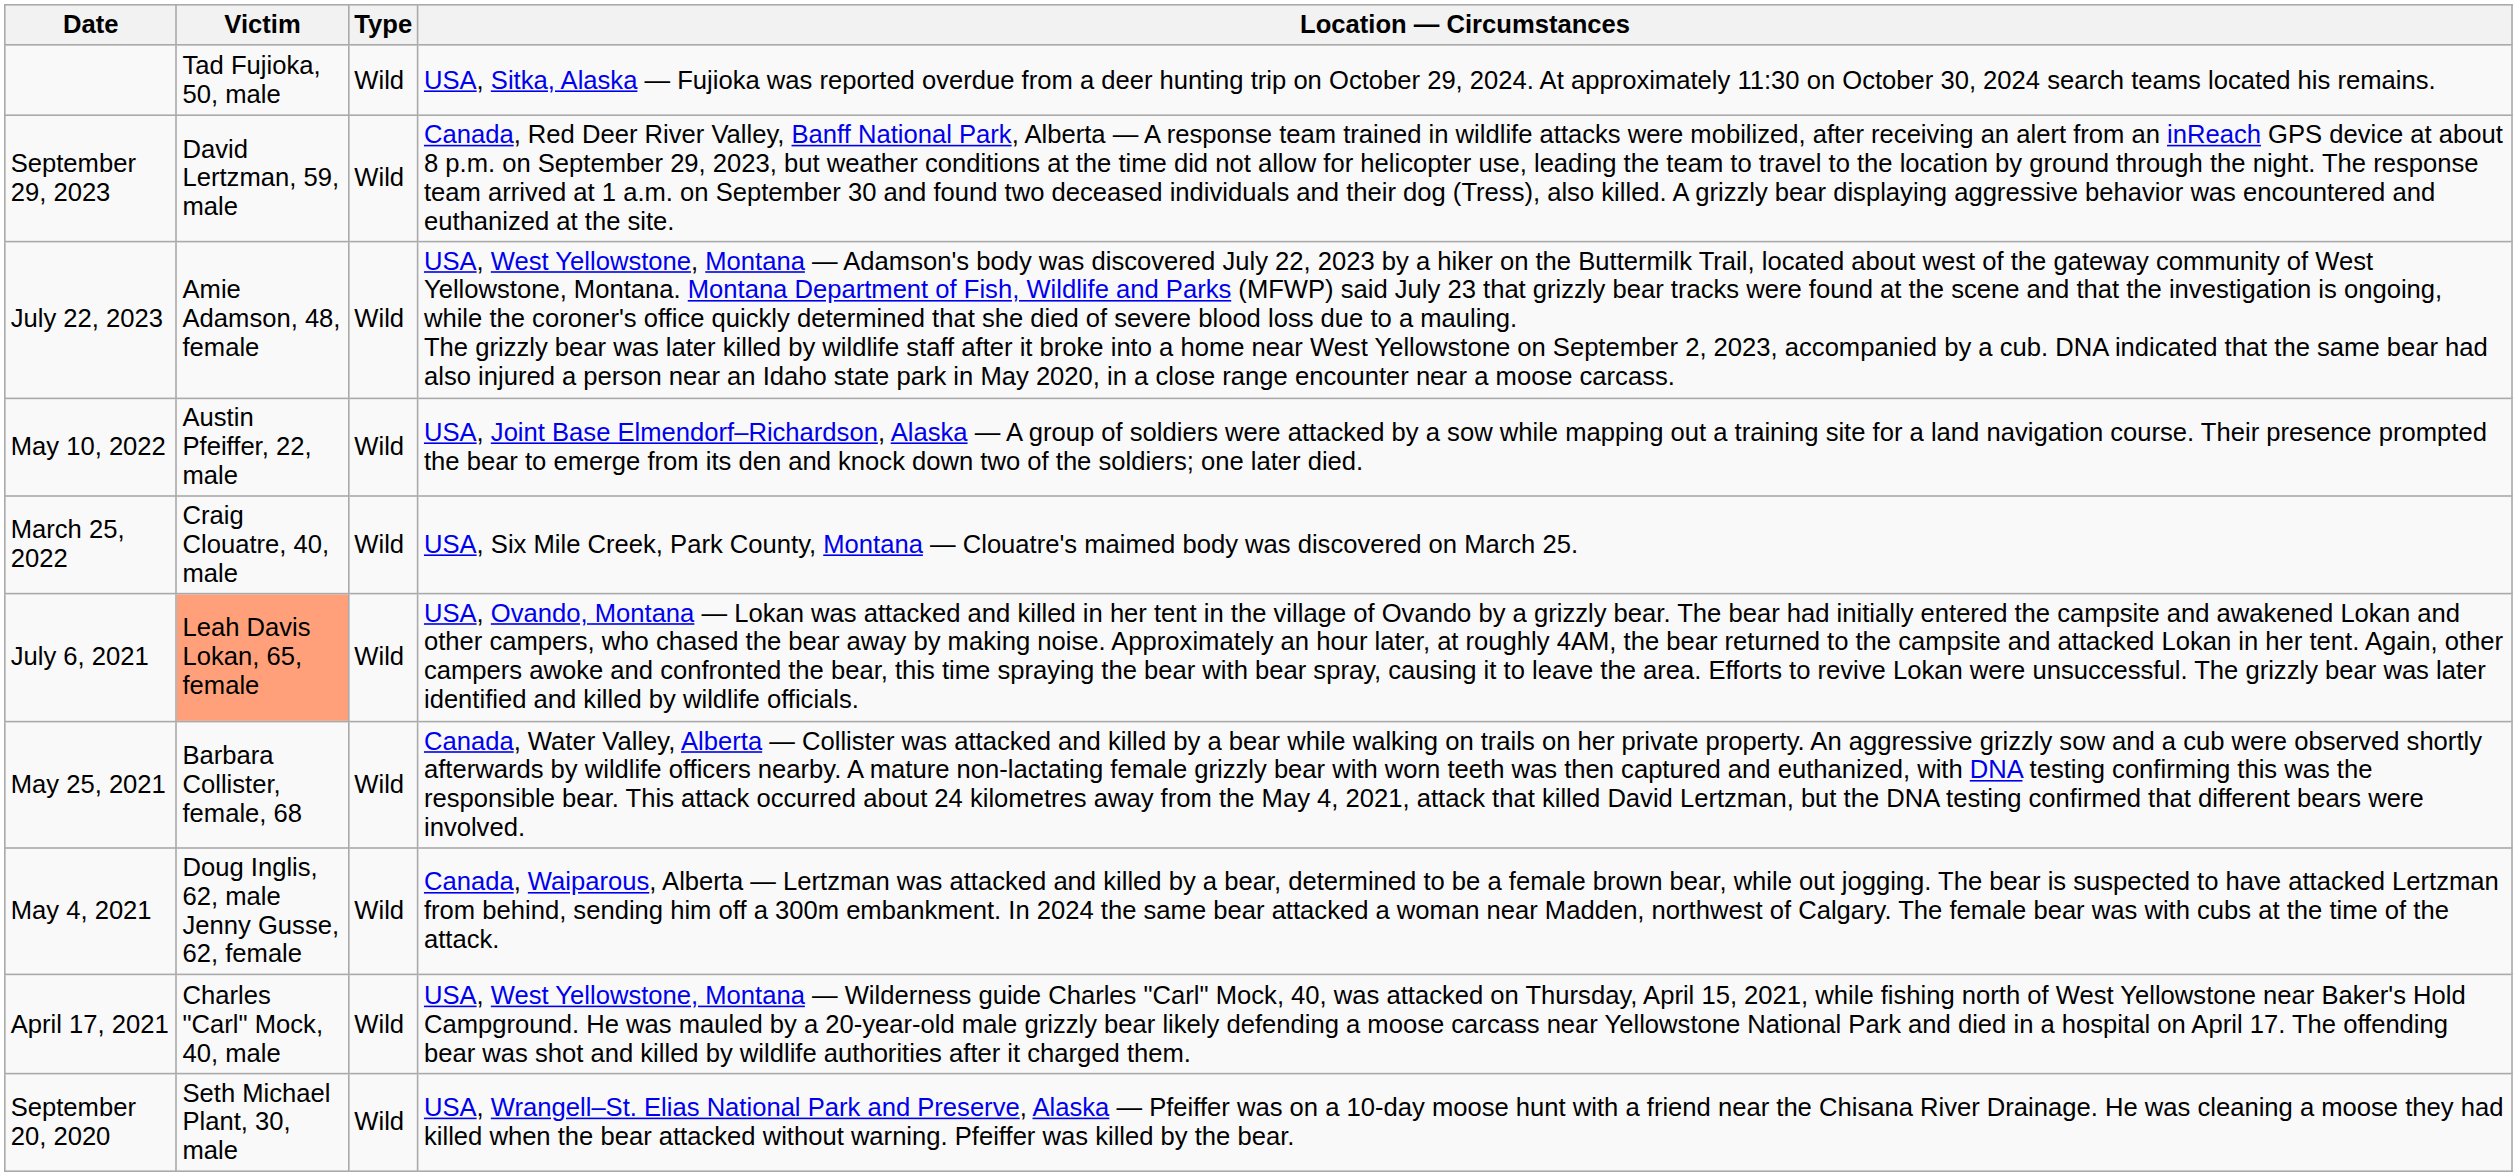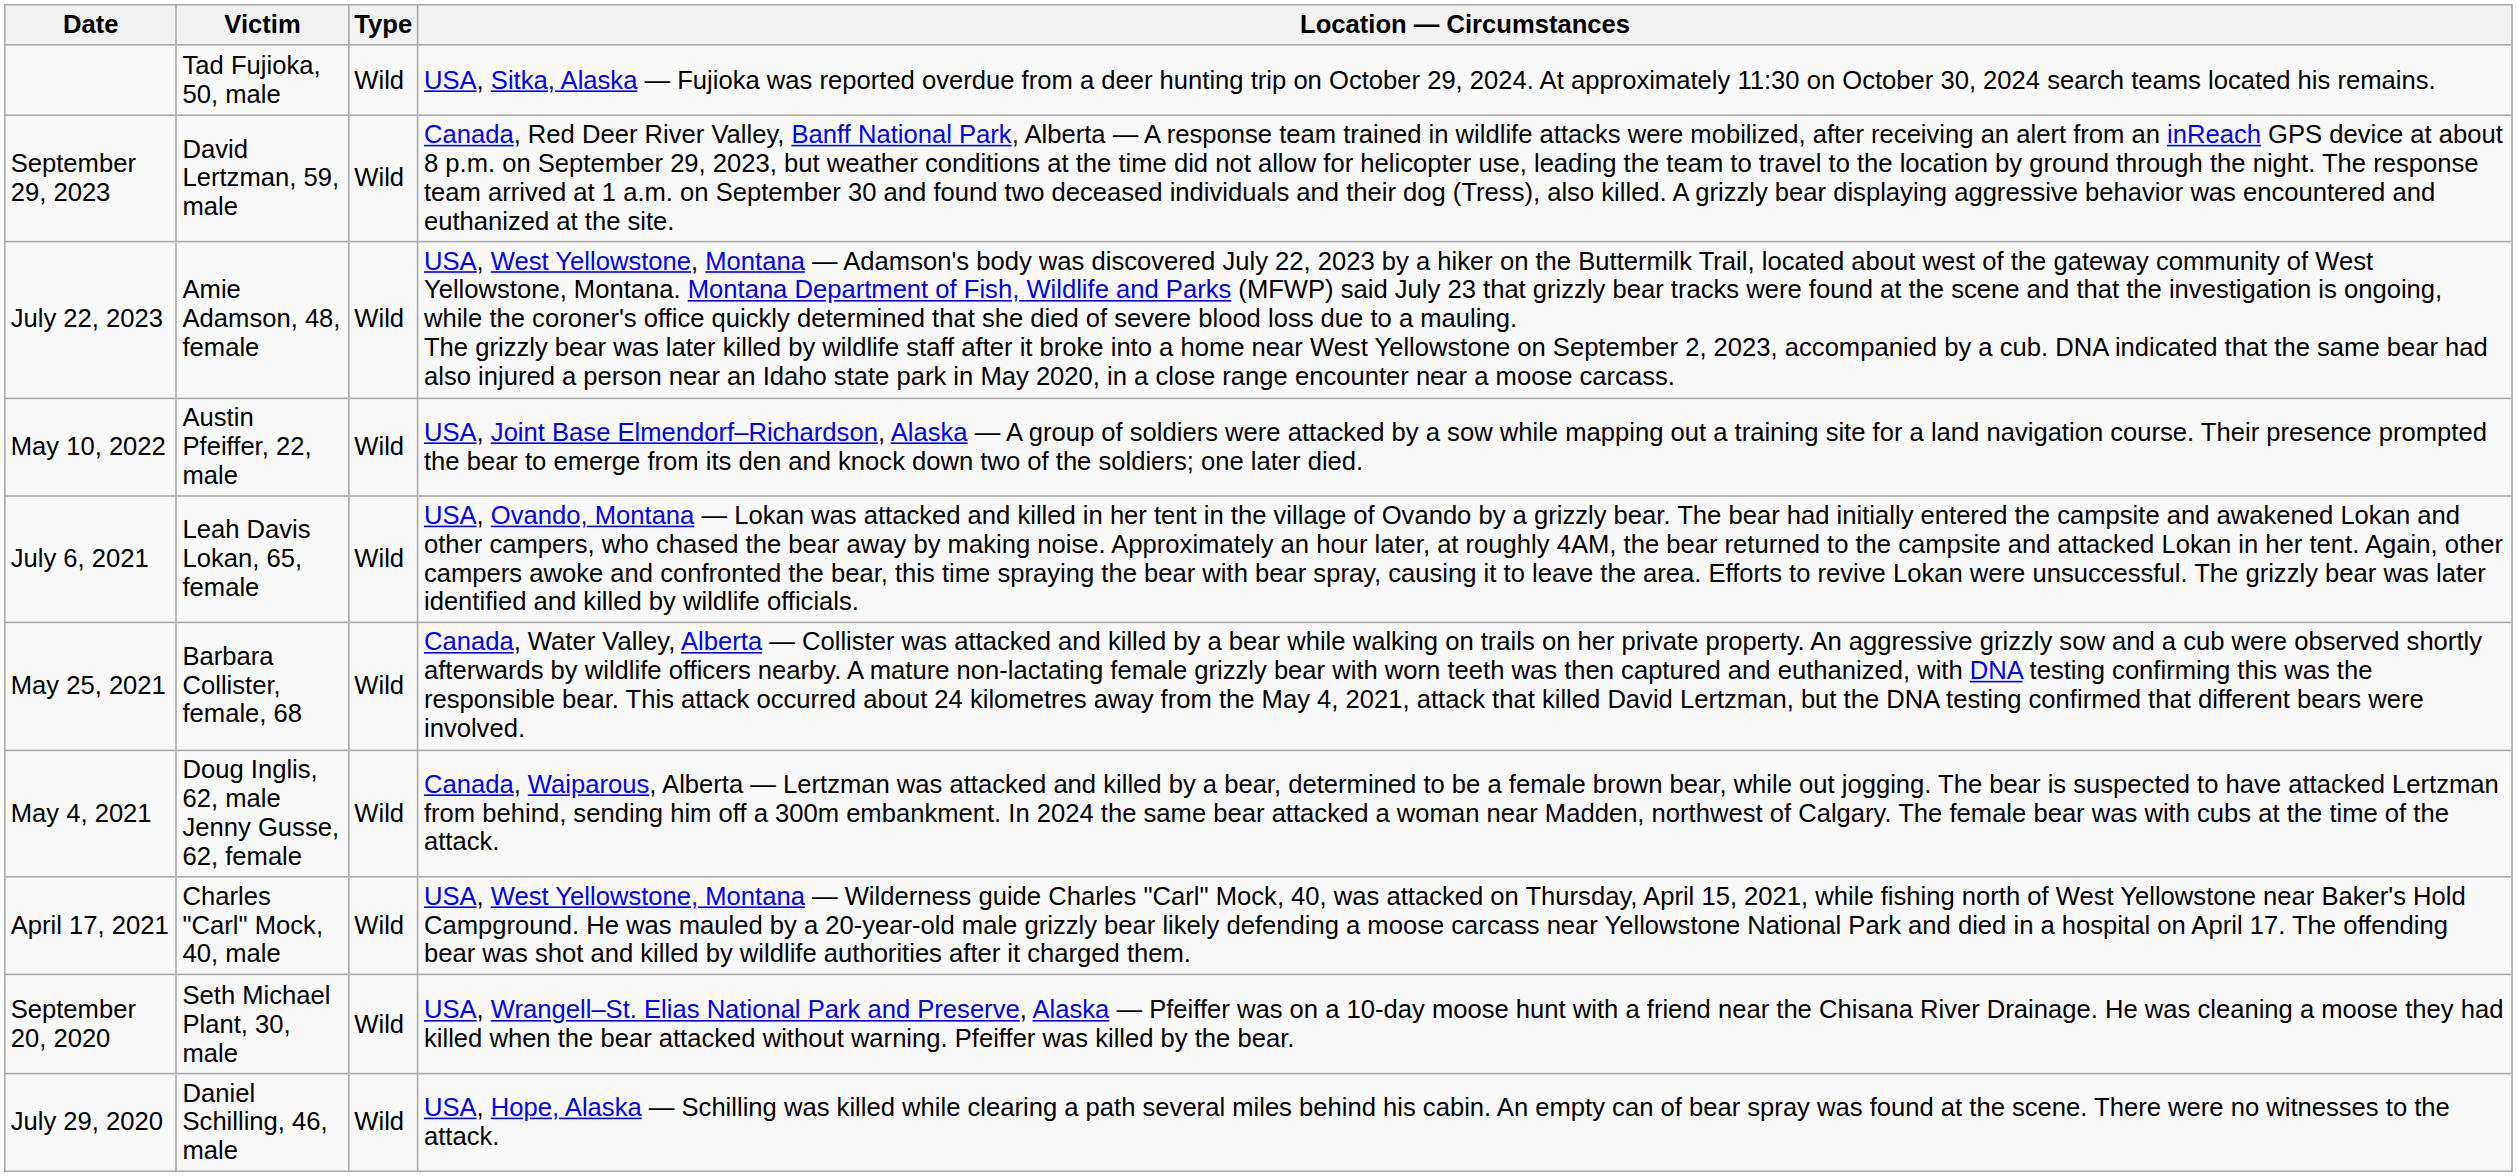- row: (68, 544)
(247, 657) lightsalmon background -> (247, 559) no background
+ row: (87, 1122)
